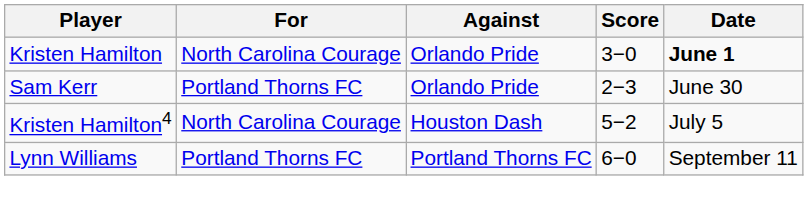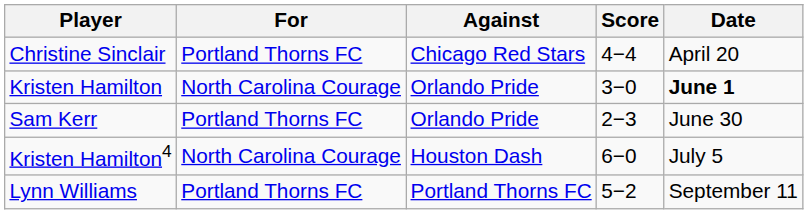+ row: (87, 53)
(619, 122) 5−2 -> (619, 155) 6−0
(619, 158) 6−0 -> (619, 191) 5−2
